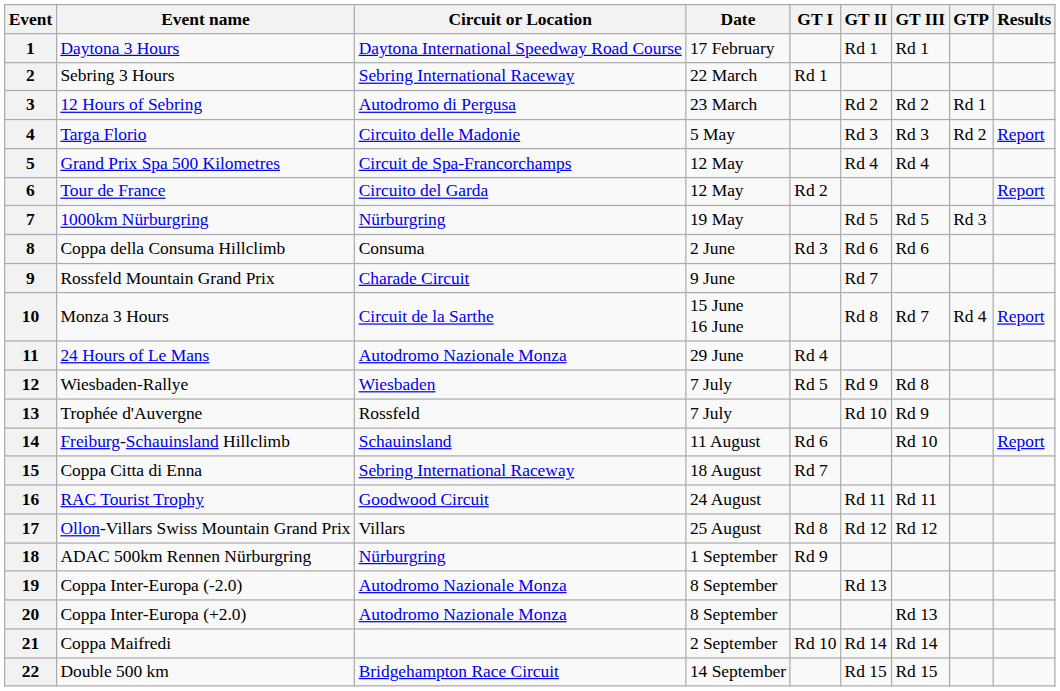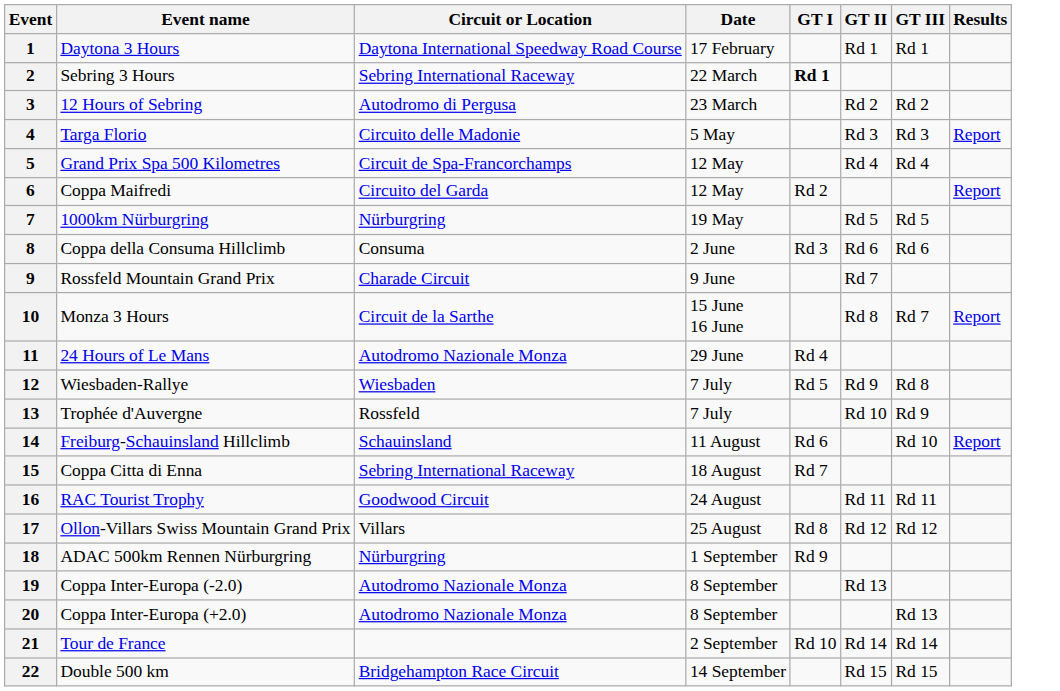- column: (971, 19)
(811, 76) normal -> (812, 76) bold
(113, 191) Tour de France -> (116, 191) Coppa Maifredi
(116, 643) Coppa Maifredi -> (113, 643) Tour de France
